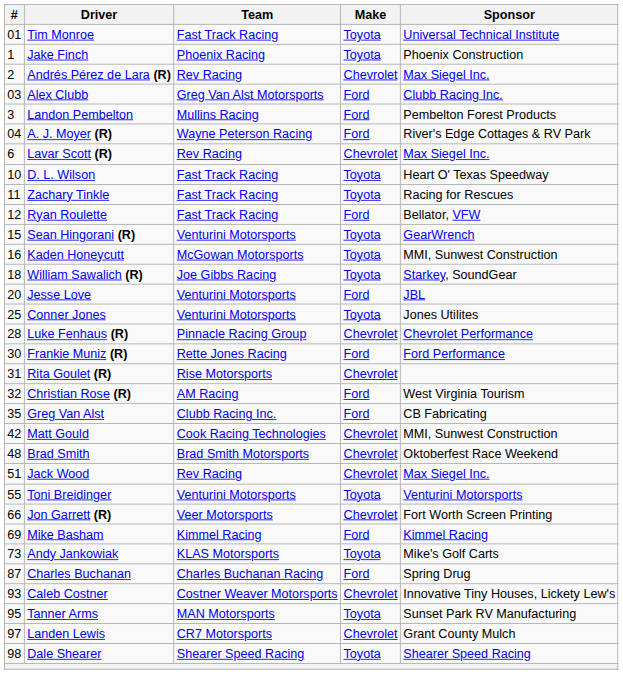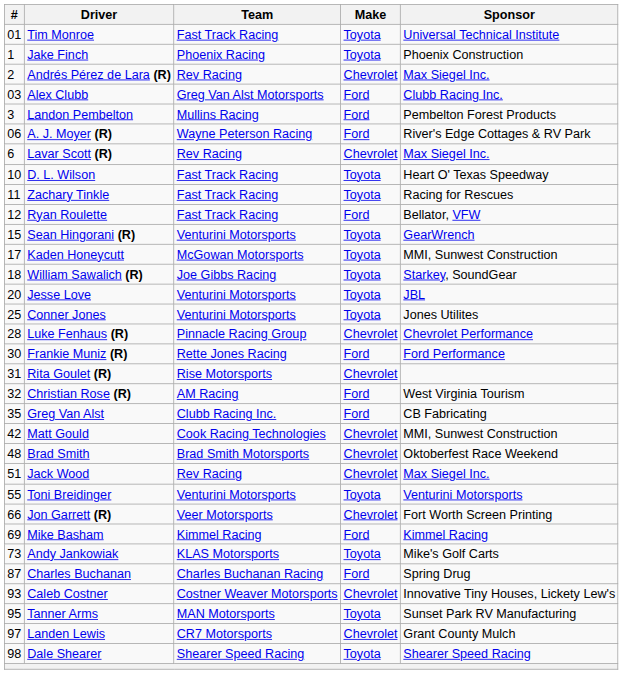(14, 134) 04 -> (14, 134) 06
(14, 254) 16 -> (14, 254) 17
(356, 294) Ford -> (362, 294) Toyota
